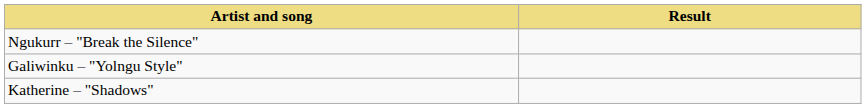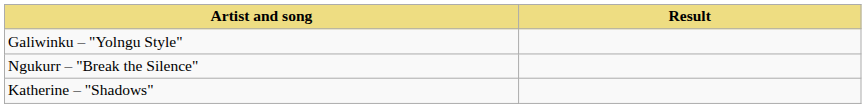rows swapped: (95, 66) <-> (103, 41)
